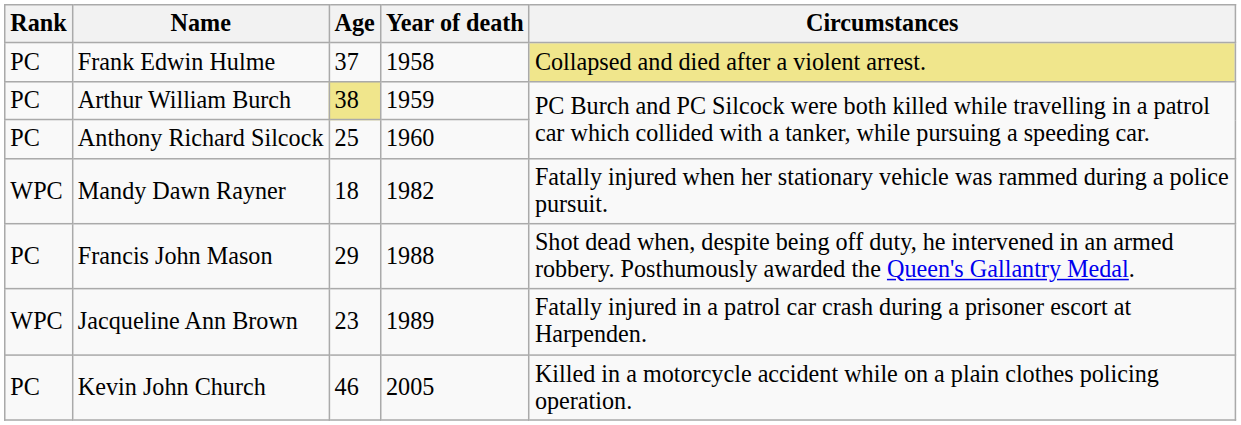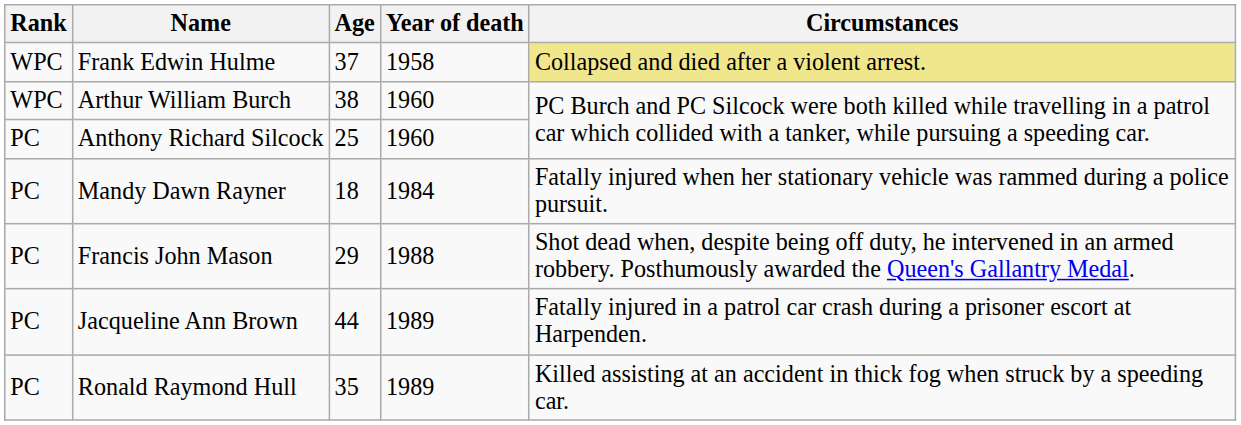(25, 61) PC -> (37, 61) WPC
(25, 100) PC -> (37, 100) WPC
(347, 100) khaki background -> (347, 100) no background
(410, 100) 1959 -> (410, 100) 1960
(37, 190) WPC -> (25, 190) PC
(410, 190) 1982 -> (410, 190) 1984
(37, 321) WPC -> (25, 321) PC
(347, 321) 23 -> (347, 321) 44
+ row: (187, 387)
- row: (172, 387)
